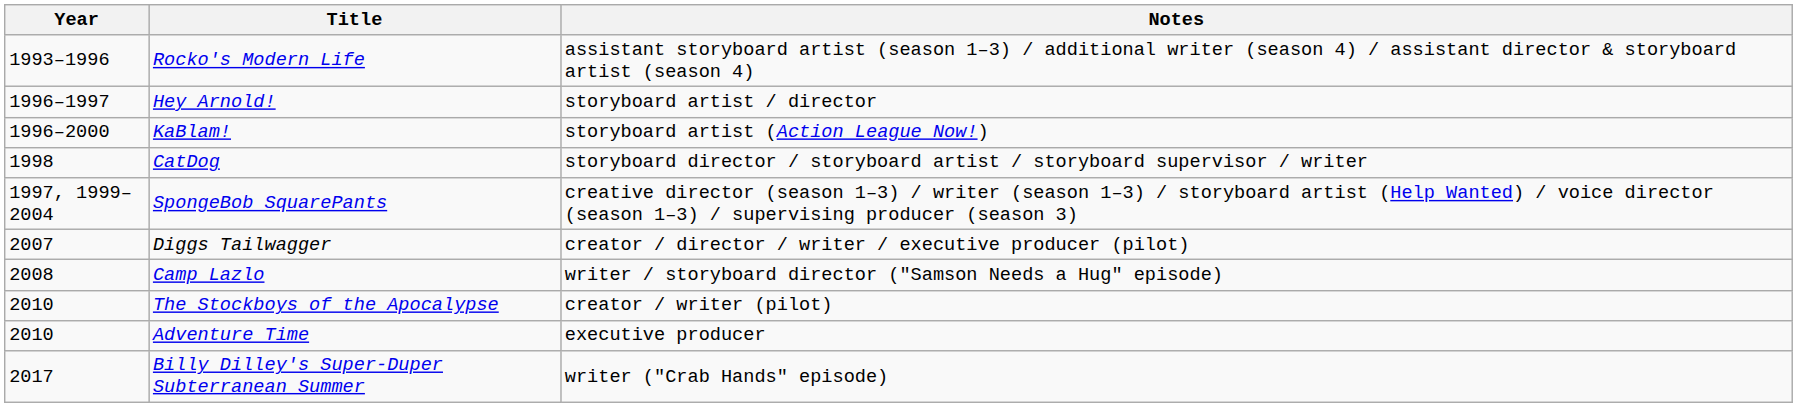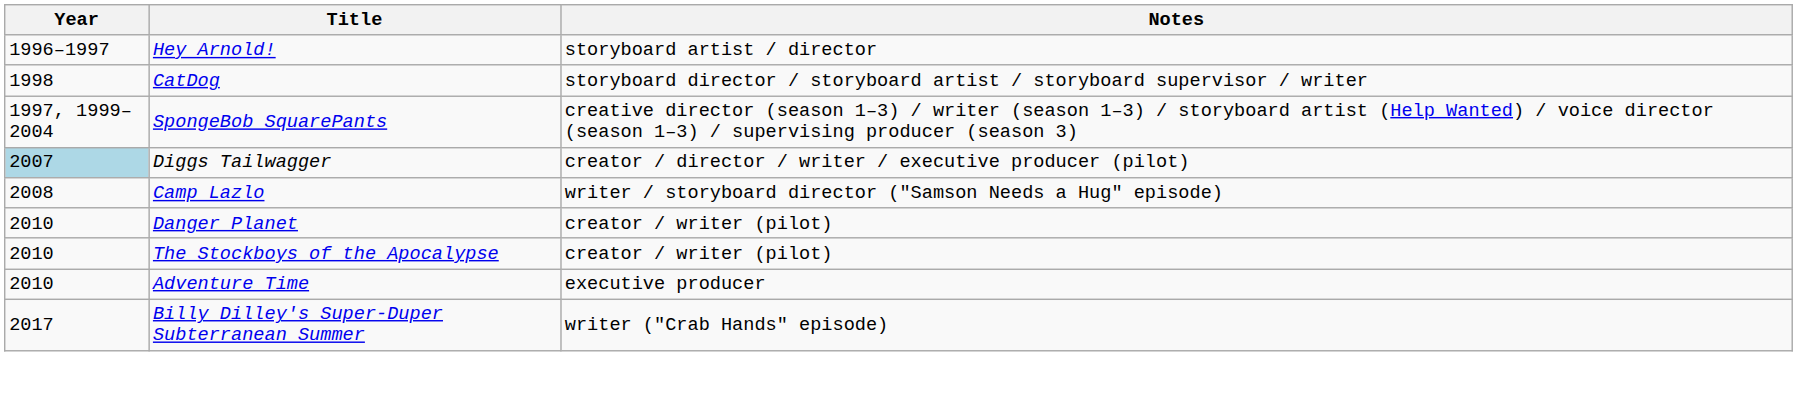- row: (259, 61)
- row: (192, 132)
(31, 245) no background -> (31, 163) lightblue background
+ row: (225, 223)
